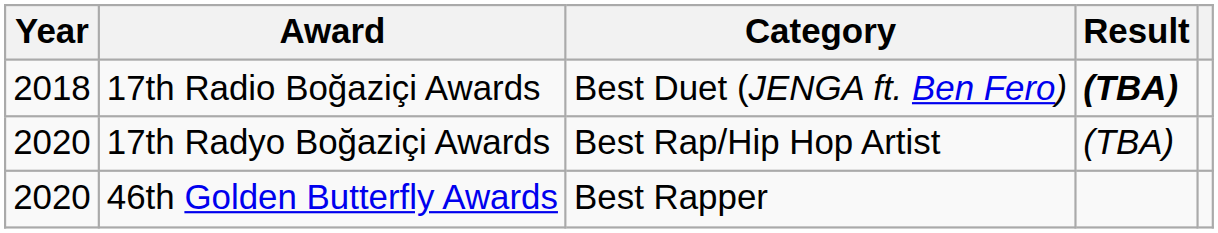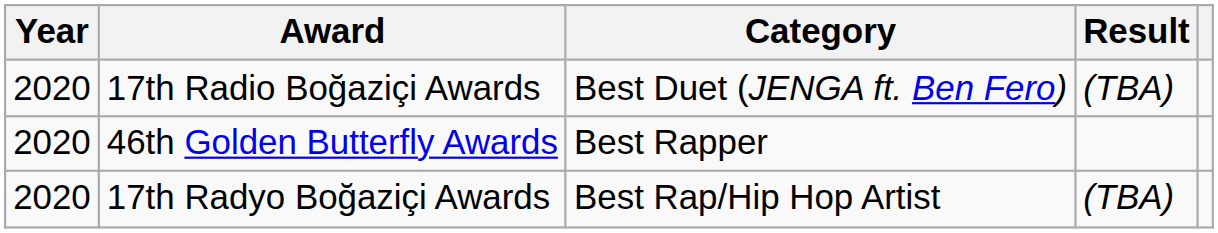(52, 87) 2018 -> (52, 87) 2020
(1131, 87) bold -> (1129, 87) normal
rows swapped: (328, 142) <-> (332, 198)
